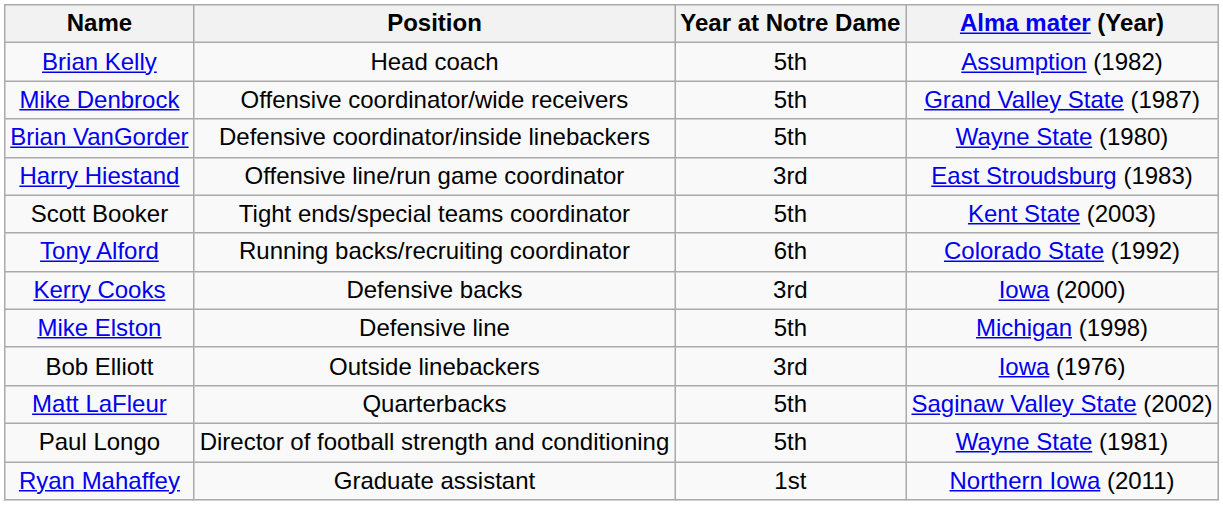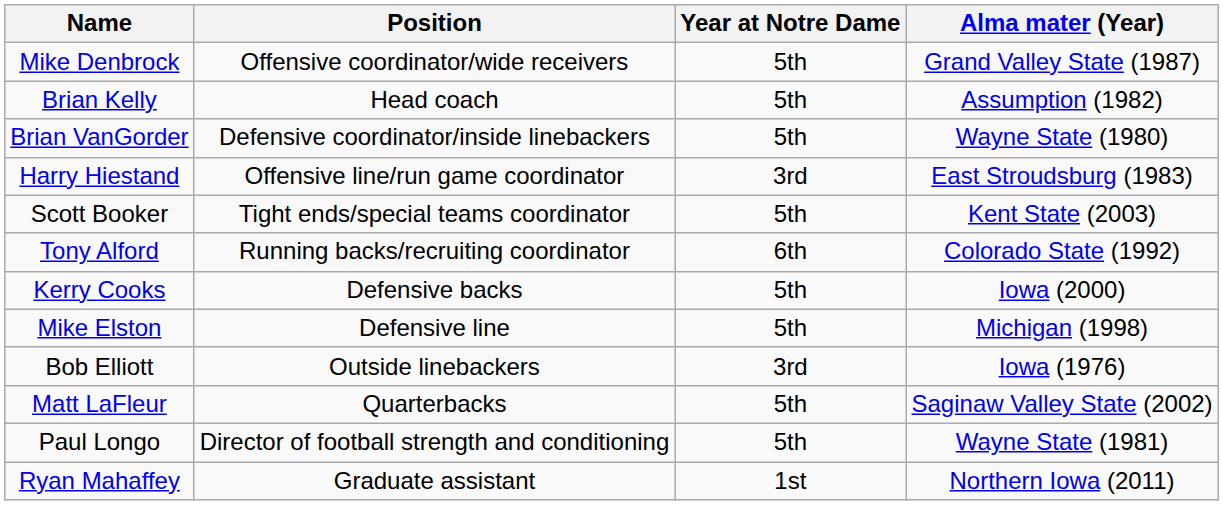rows swapped: (99, 61) <-> (99, 99)
(790, 289) 3rd -> (790, 289) 5th
